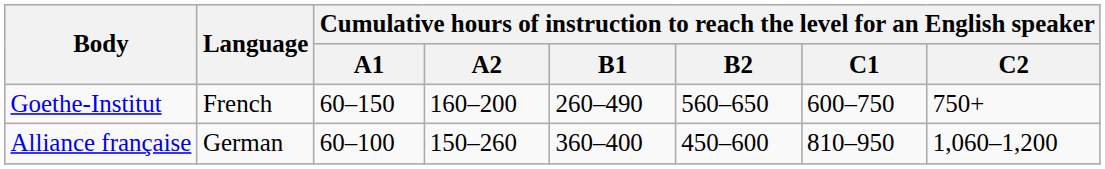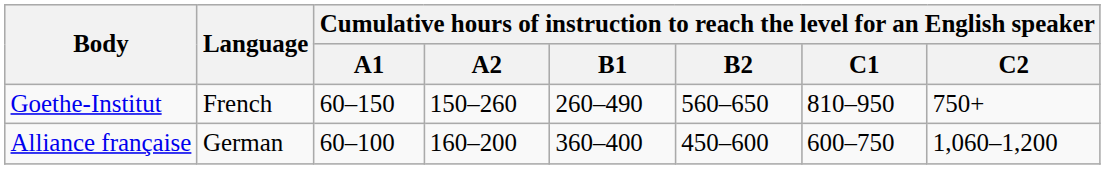(473, 103) 160–200 -> (473, 103) 150–260
(851, 103) 600–750 -> (851, 103) 810–950
(473, 143) 150–260 -> (473, 143) 160–200
(851, 143) 810–950 -> (851, 143) 600–750
